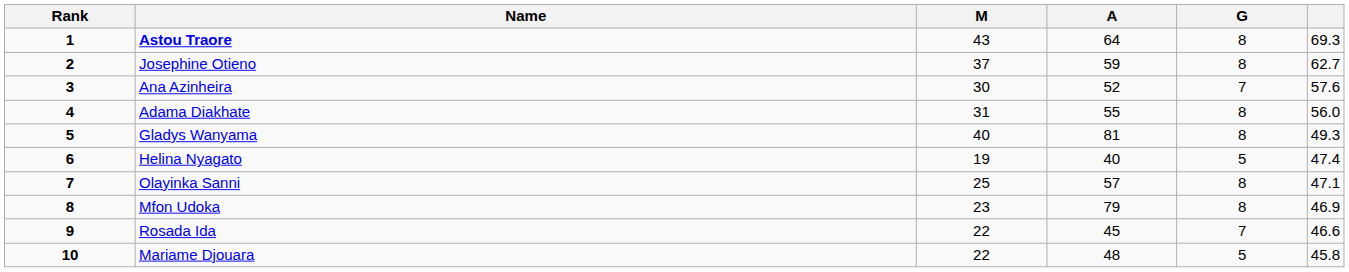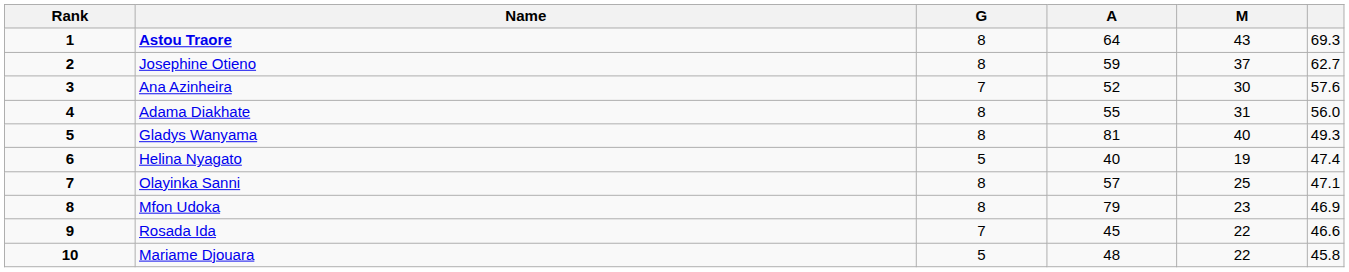columns swapped: (1242, 16) <-> (981, 16)
